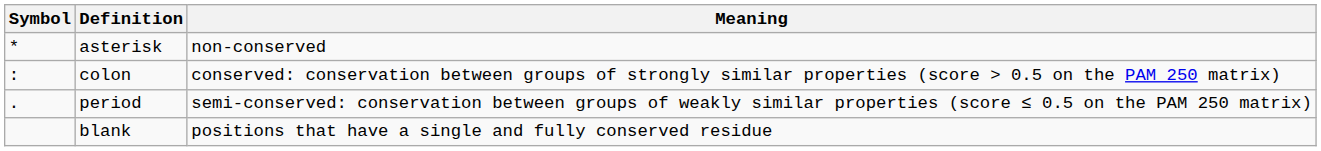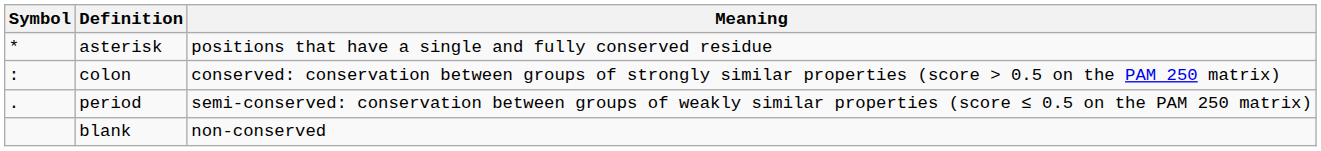(259, 47) non-conserved -> (482, 47) positions that have a single and fully conserved residue
(482, 131) positions that have a single and fully conserved residue -> (259, 131) non-conserved
